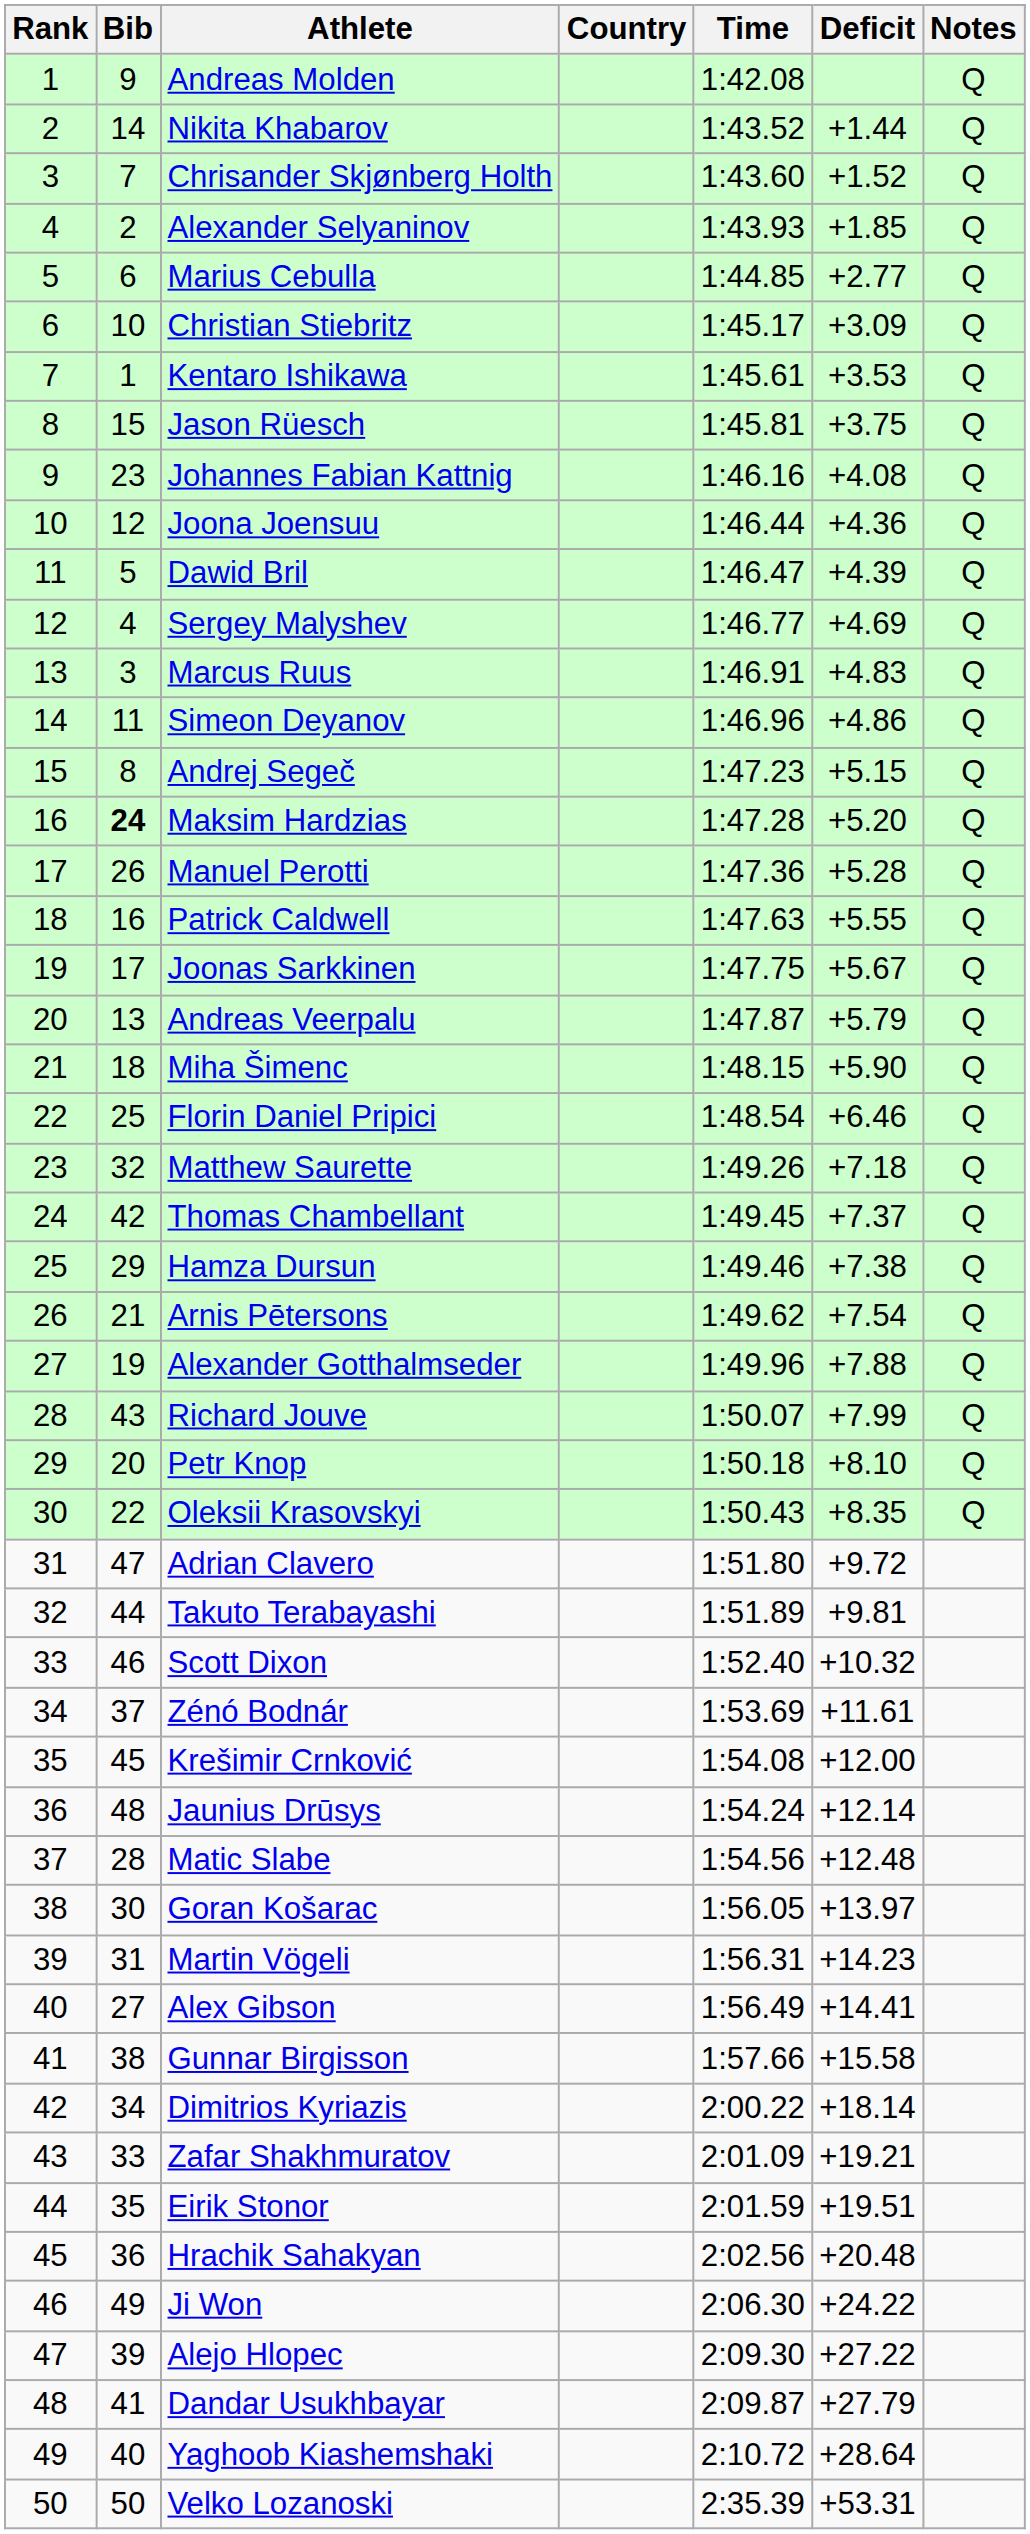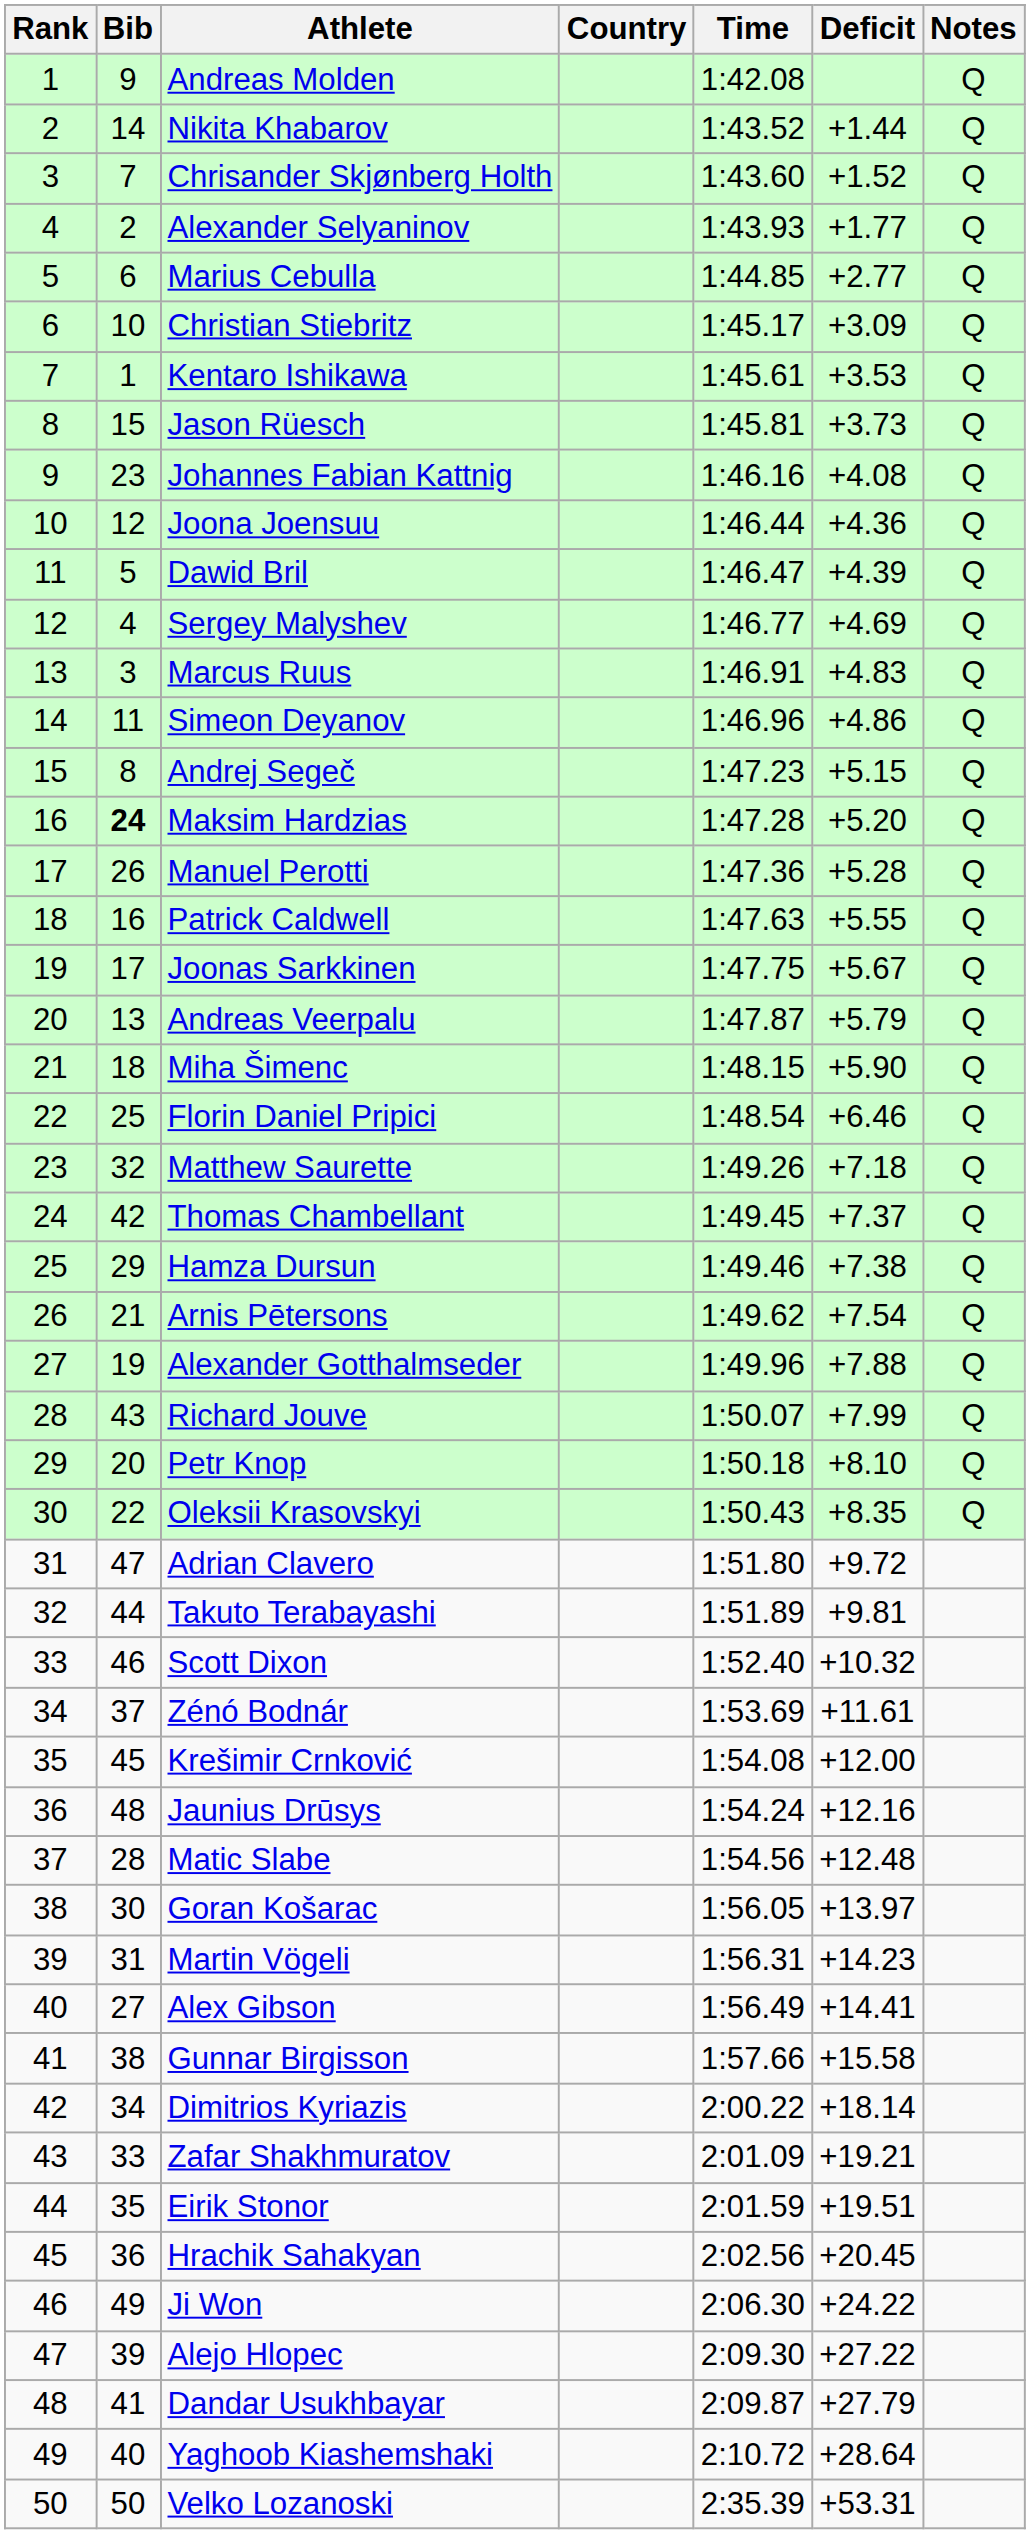(867, 227) +1.85 -> (867, 227) +1.77
(867, 425) +3.75 -> (867, 425) +3.73
(867, 1810) +12.14 -> (867, 1810) +12.16
(867, 2255) +20.48 -> (867, 2255) +20.45
